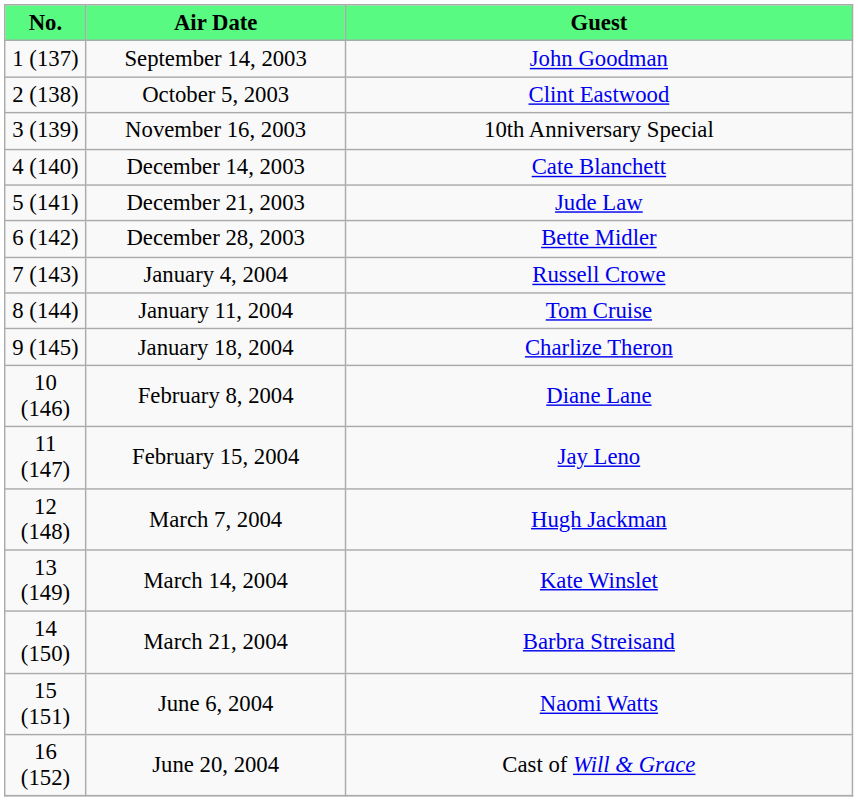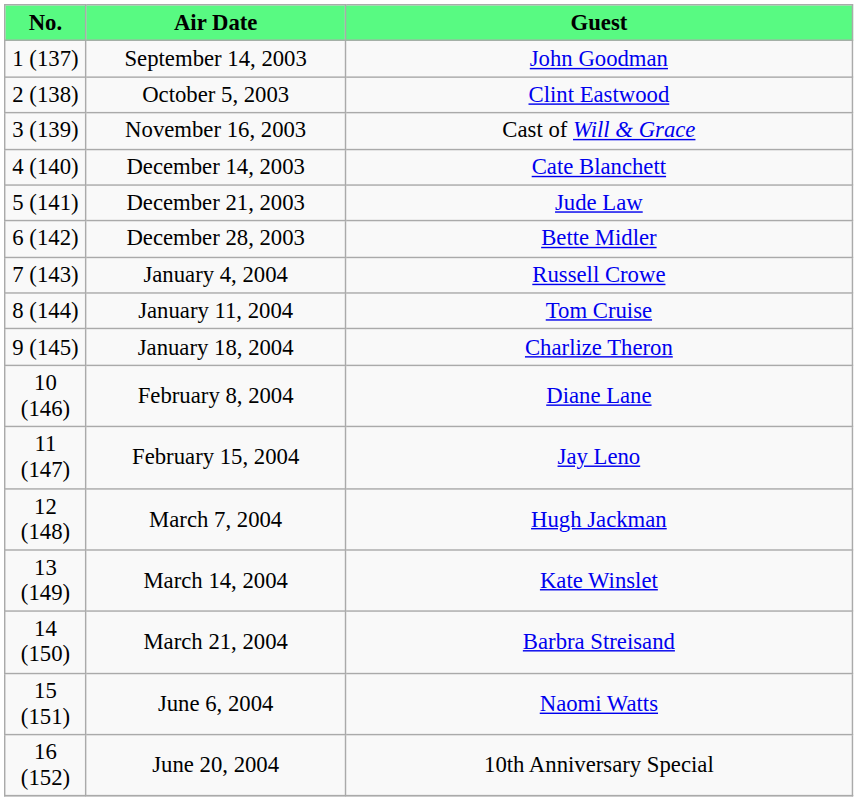(599, 130) 10th Anniversary Special -> (599, 130) Cast of Will & Grace
(599, 765) Cast of Will & Grace -> (599, 765) 10th Anniversary Special
